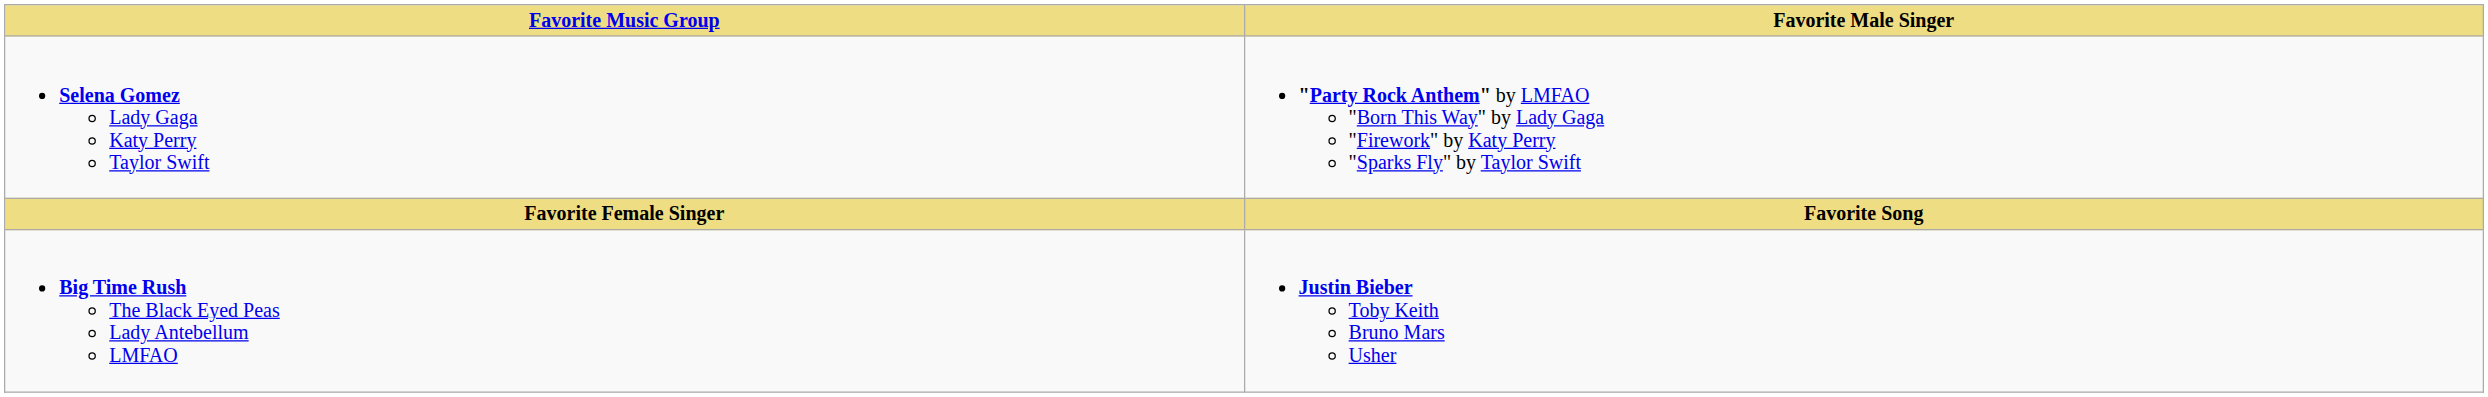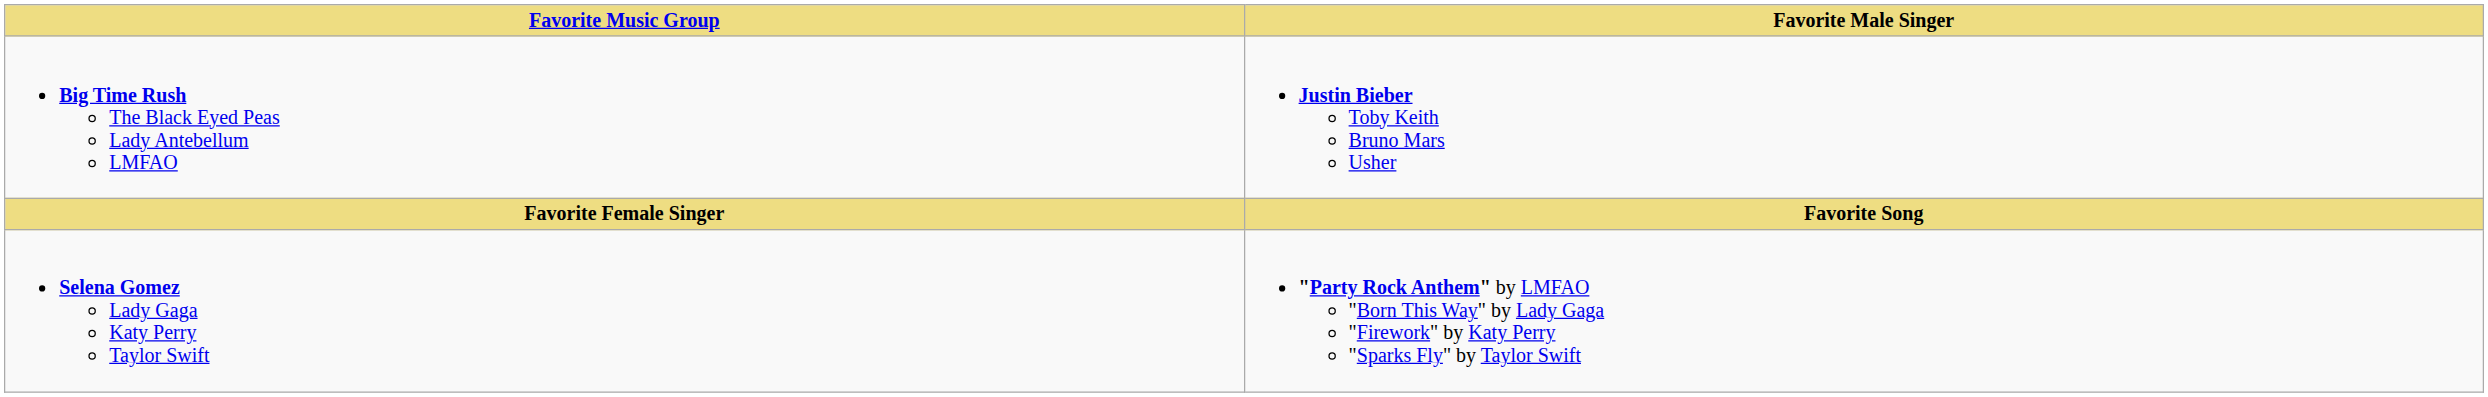rows swapped: (624, 322) <-> (624, 128)
